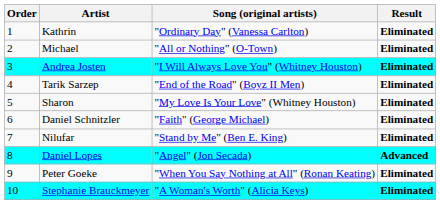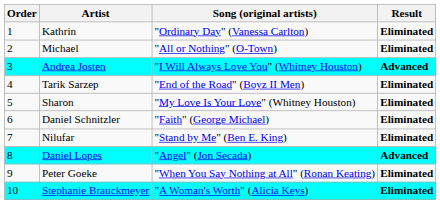(407, 66) Eliminated -> (404, 66) Advanced
